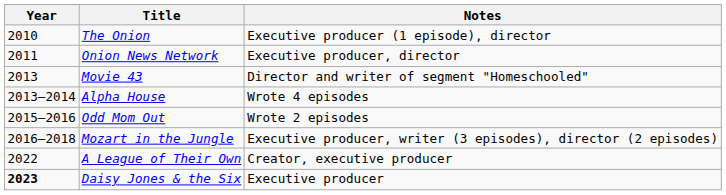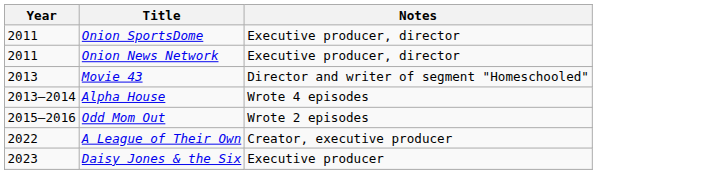- row: (116, 35)
+ row: (143, 35)
- row: (158, 138)
(23, 179) bold -> (23, 159) normal
